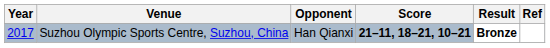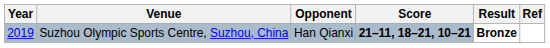(21, 33) 2017 -> (21, 33) 2019
